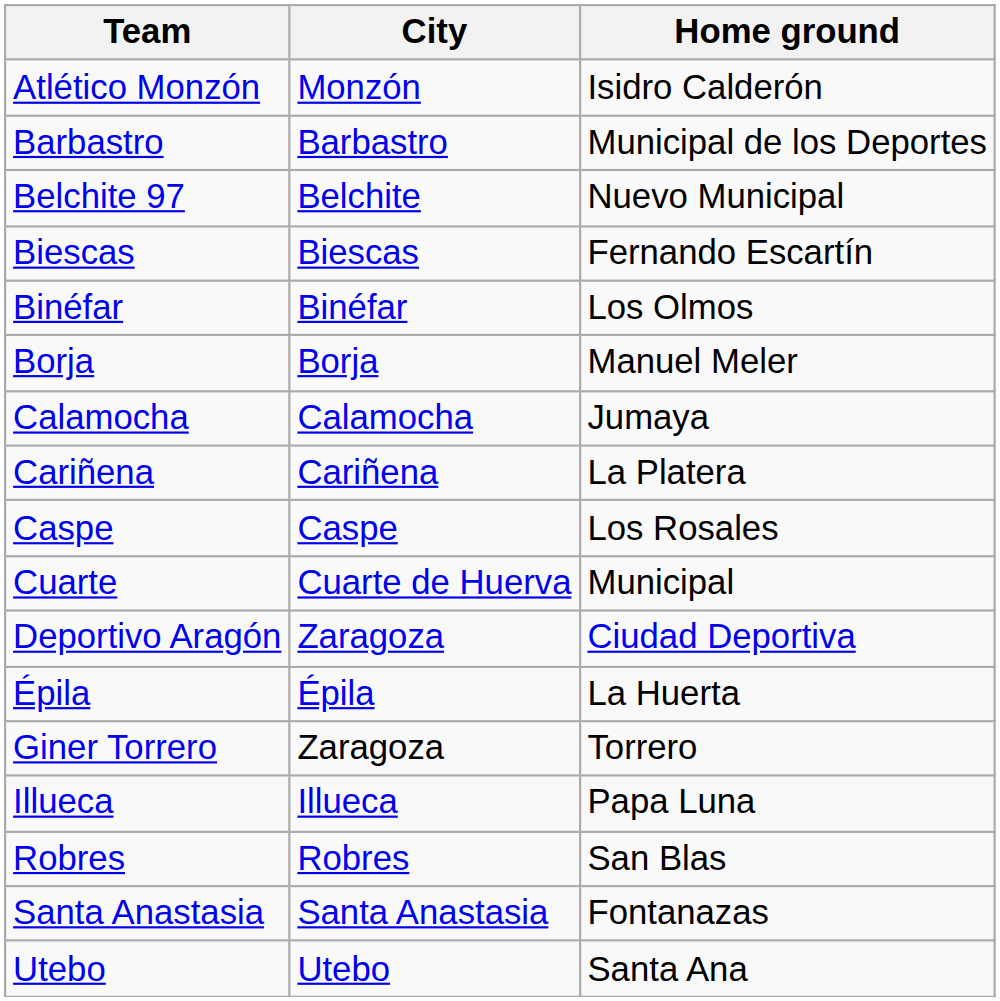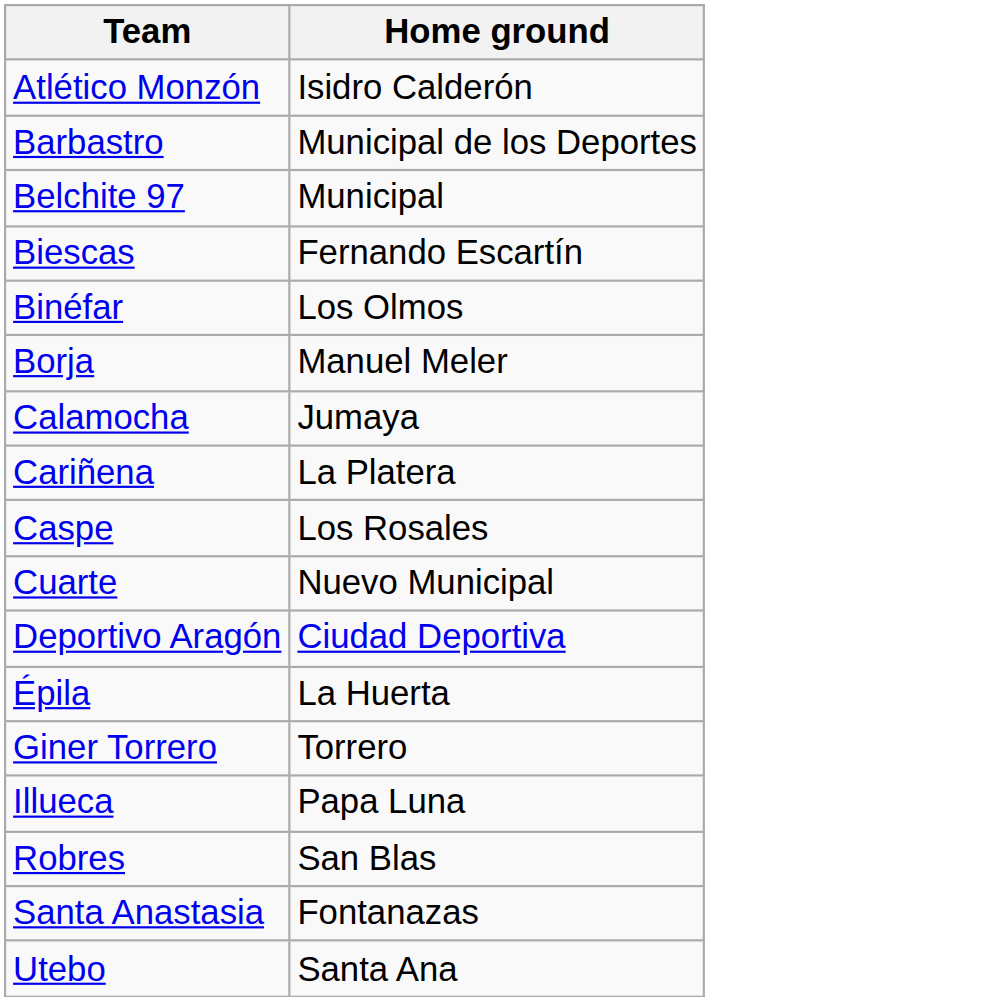- column: (434, 32)
(716, 197) Nuevo Municipal -> (371, 197) Municipal
(661, 582) Municipal -> (426, 582) Nuevo Municipal
